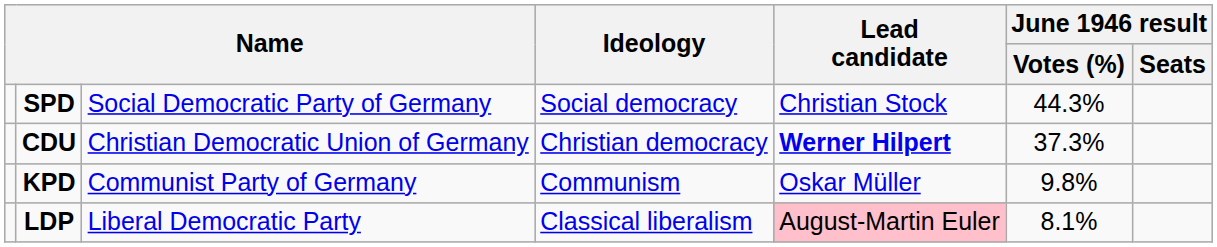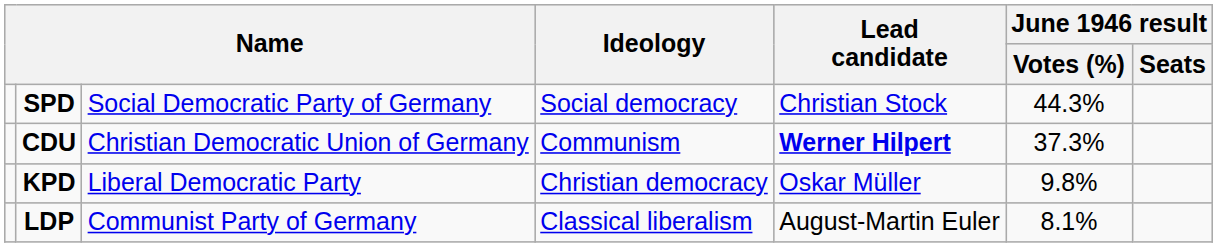(654, 143) Christian democracy -> (610, 143) Communism
(252, 182) Communist Party of Germany -> (224, 182) Liberal Democratic Party
(610, 182) Communism -> (654, 182) Christian democracy
(224, 222) Liberal Democratic Party -> (252, 222) Communist Party of Germany
(890, 222) pink background -> (890, 222) no background
